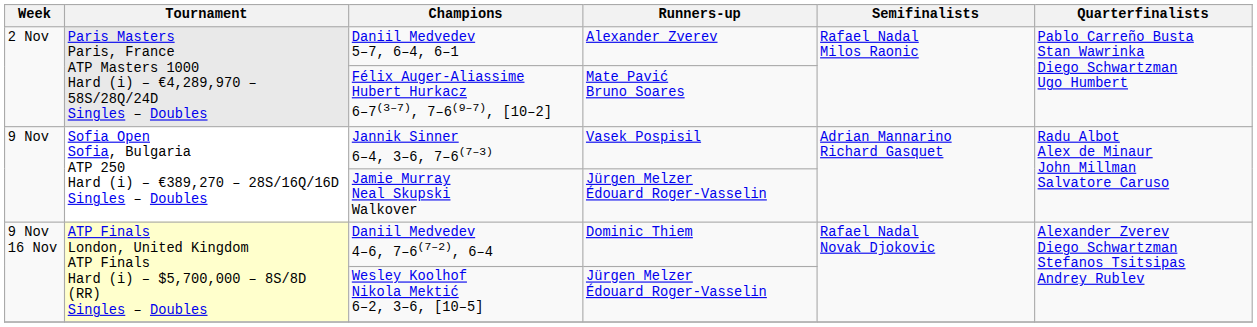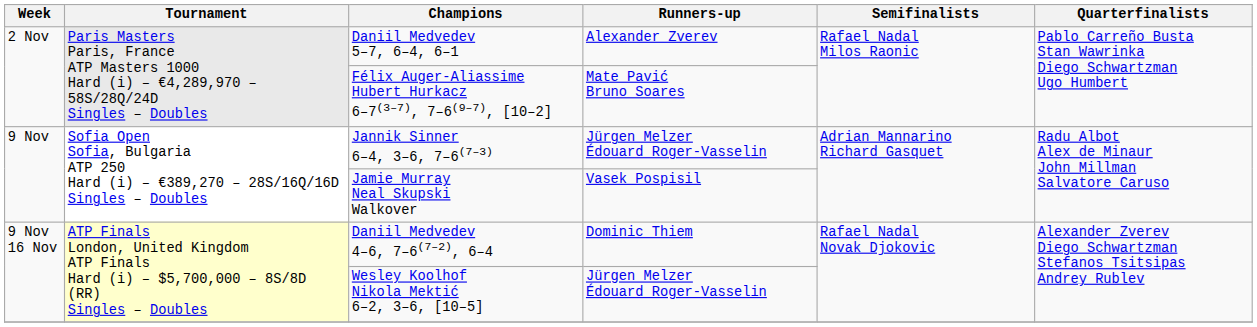(644, 138) Vasek Pospisil -> (676, 146) Jürgen Melzer Édouard Roger-Vasselin
(676, 188) Jürgen Melzer Édouard Roger-Vasselin -> (644, 180) Vasek Pospisil
